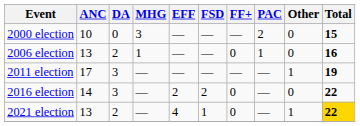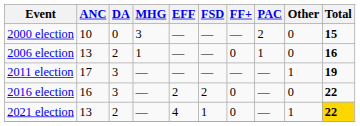(86, 92) 14 -> (86, 92) 16
